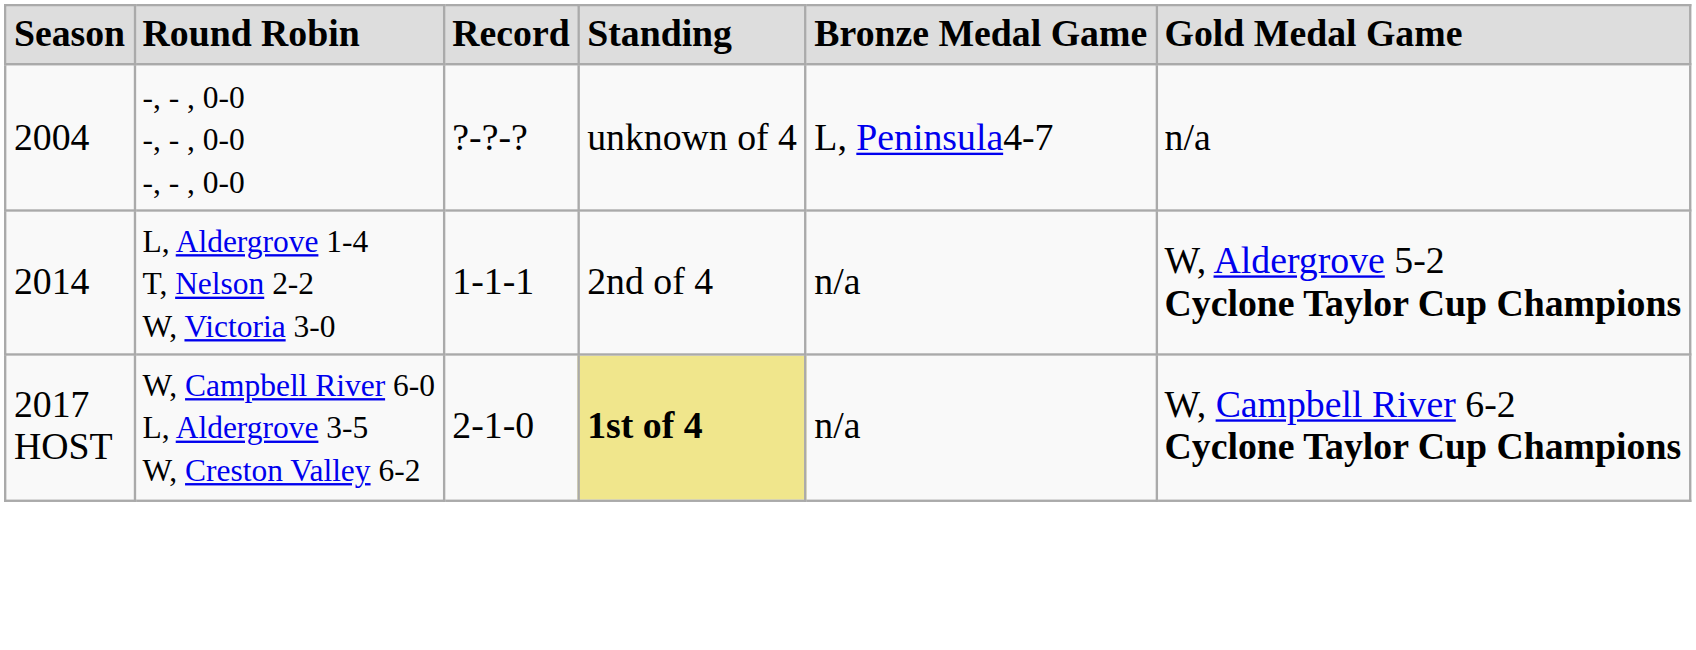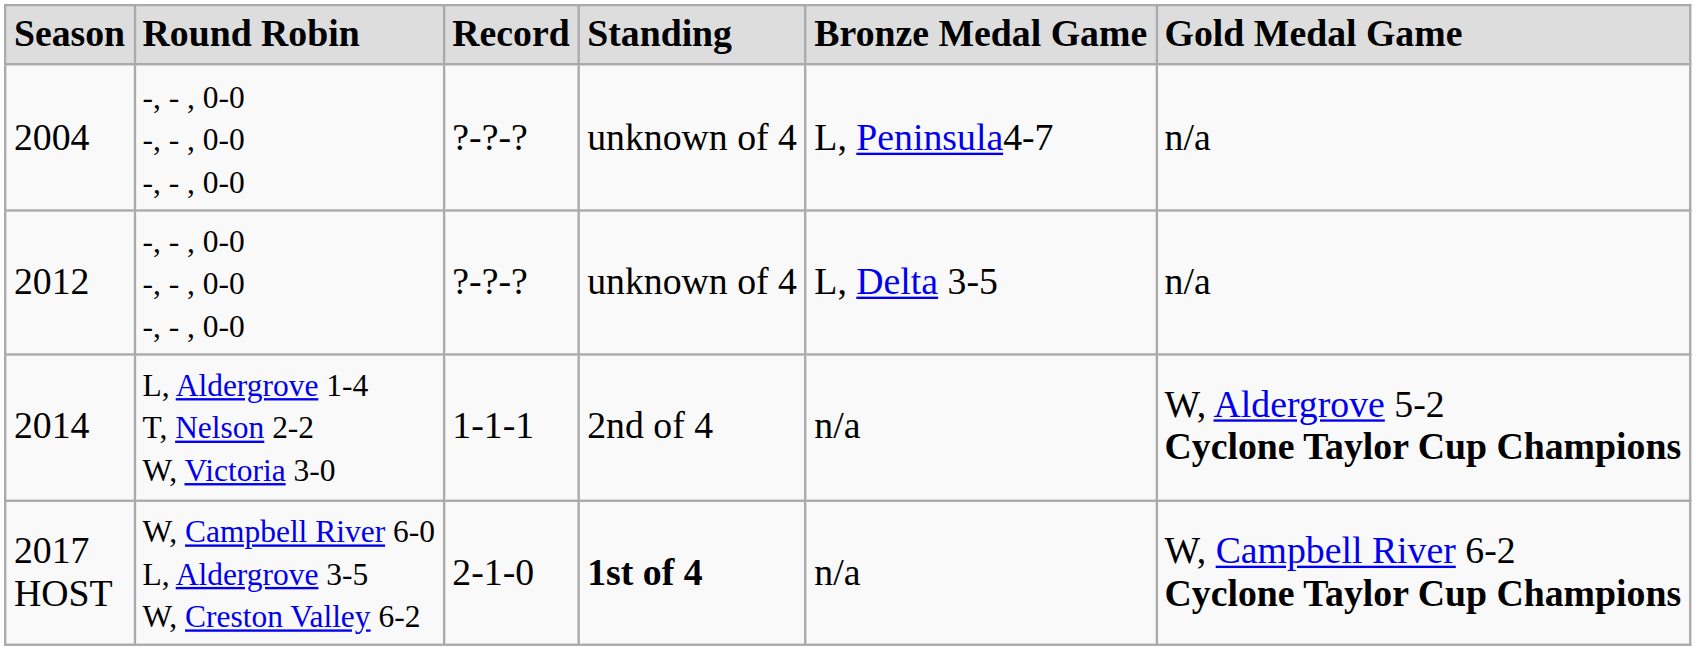+ row: (52, 281)
(645, 426) khaki background -> (645, 571) no background
